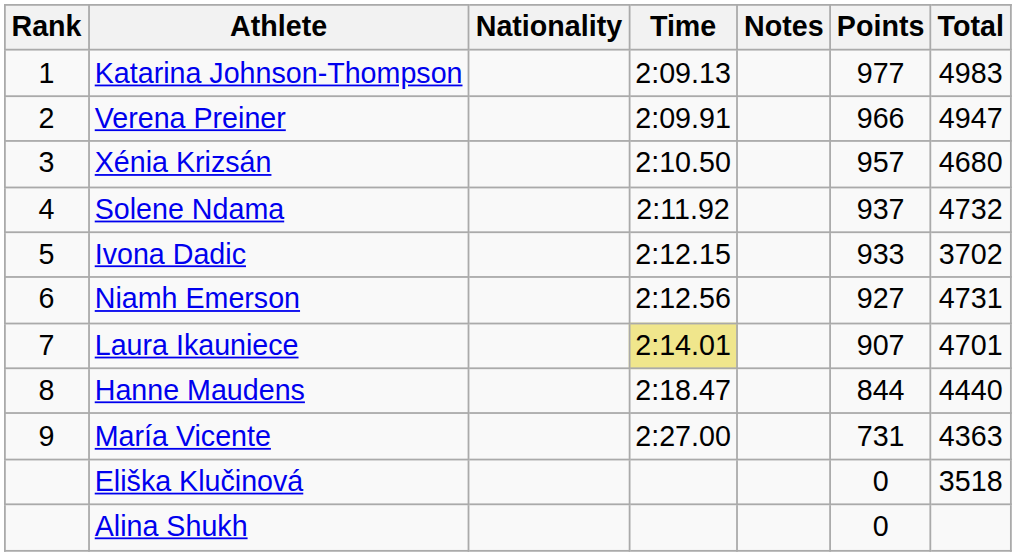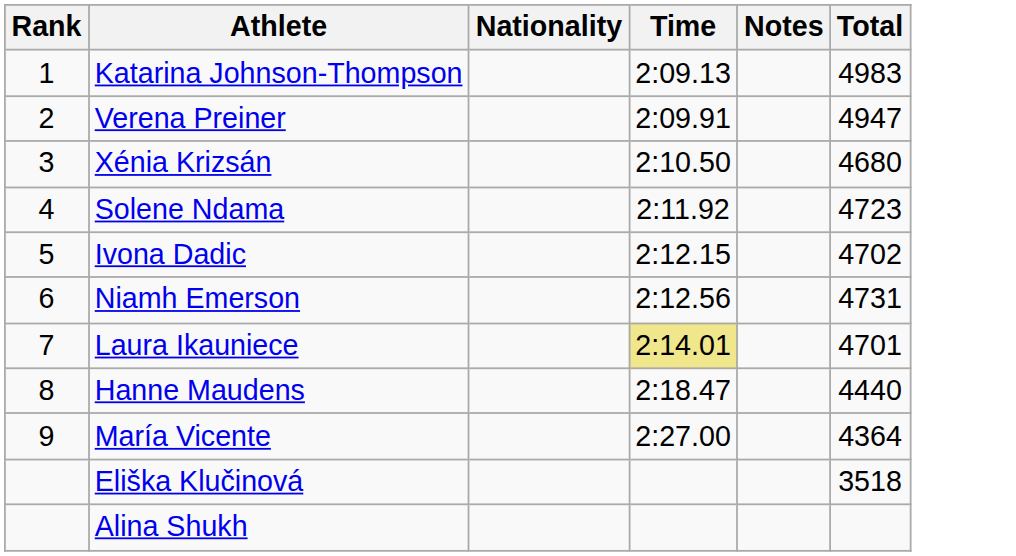- column: (881, 27)
(971, 208) 4732 -> (870, 208) 4723
(971, 254) 3702 -> (870, 254) 4702
(971, 436) 4363 -> (870, 436) 4364
